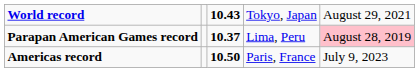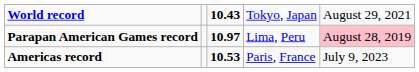(225, 36) 10.37 -> (225, 36) 10.97
(225, 57) 10.50 -> (225, 57) 10.53
